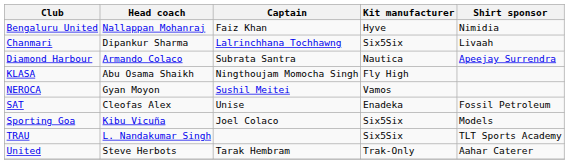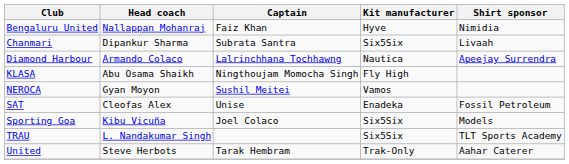(278, 43) Lalrinchhana Tochhawng -> (256, 43) Subrata Santra
(256, 58) Subrata Santra -> (278, 58) Lalrinchhana Tochhawng
